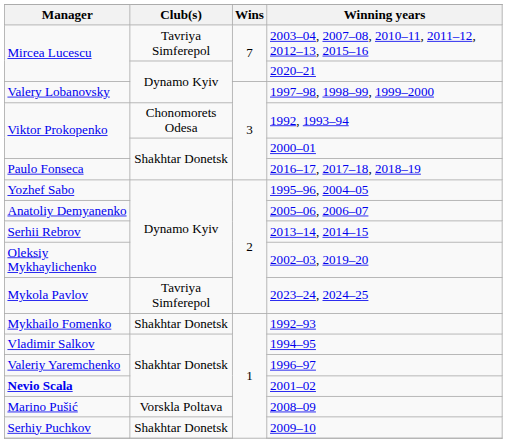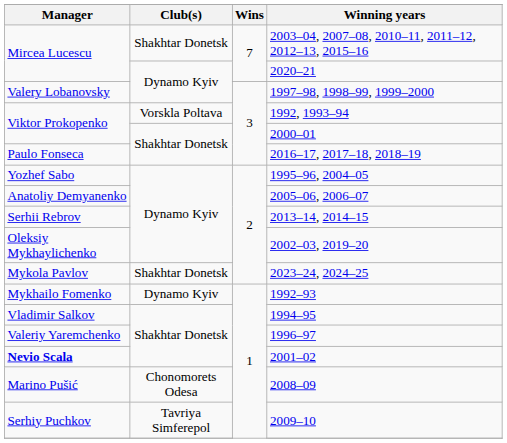(181, 43) Tavriya Simferepol -> (181, 43) Shakhtar Donetsk
(181, 120) Chonomorets Odesa -> (181, 112) Vorskla Poltava
(181, 295) Tavriya Simferepol -> (181, 273) Shakhtar Donetsk
(181, 323) Shakhtar Donetsk -> (181, 294) Dynamo Kyiv
(181, 406) Vorskla Poltava -> (181, 384) Chonomorets Odesa
(181, 427) Shakhtar Donetsk -> (181, 420) Tavriya Simferepol
